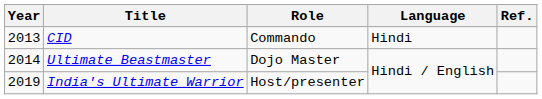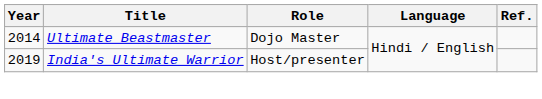- row: (59, 38)
